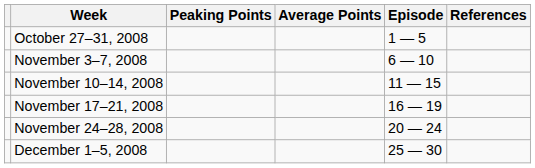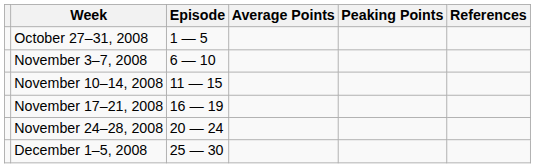columns swapped: (416, 15) <-> (221, 15)
